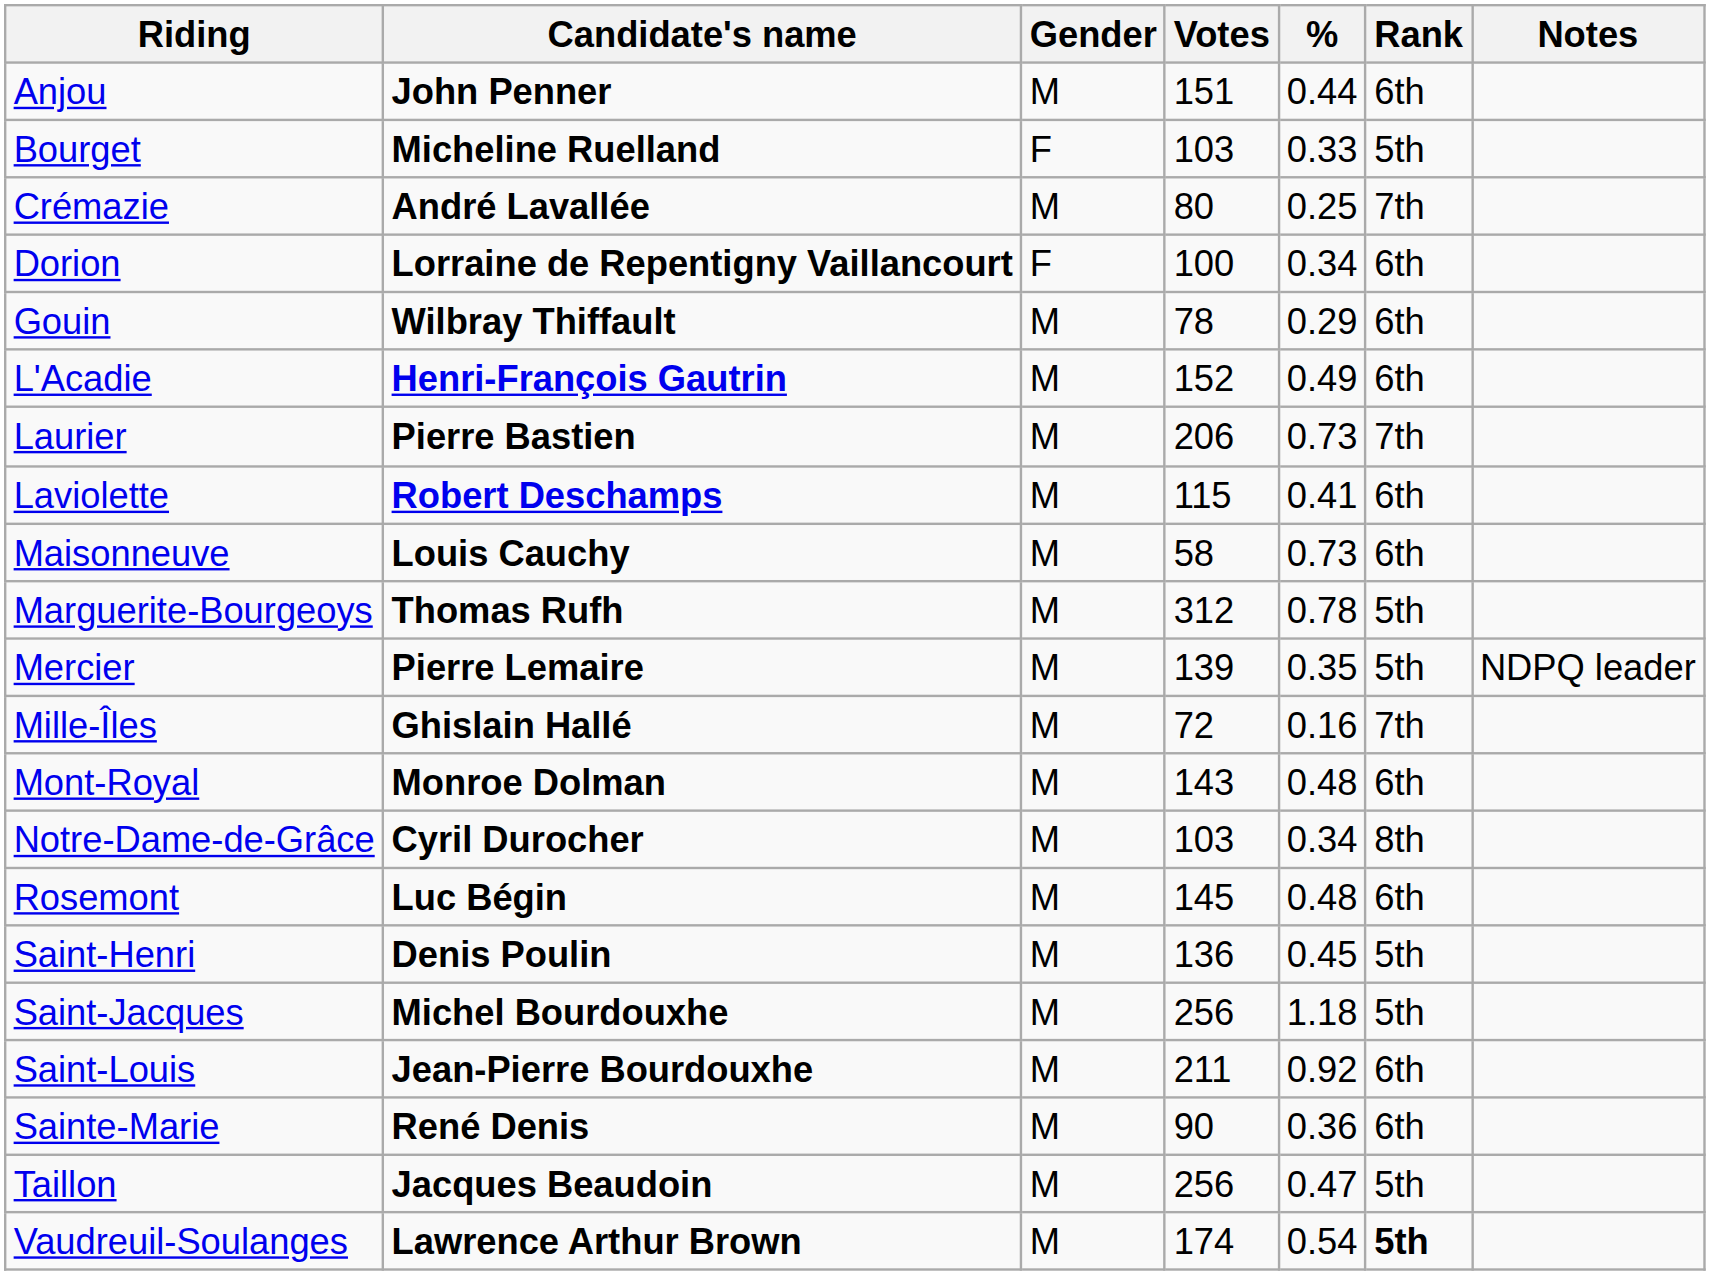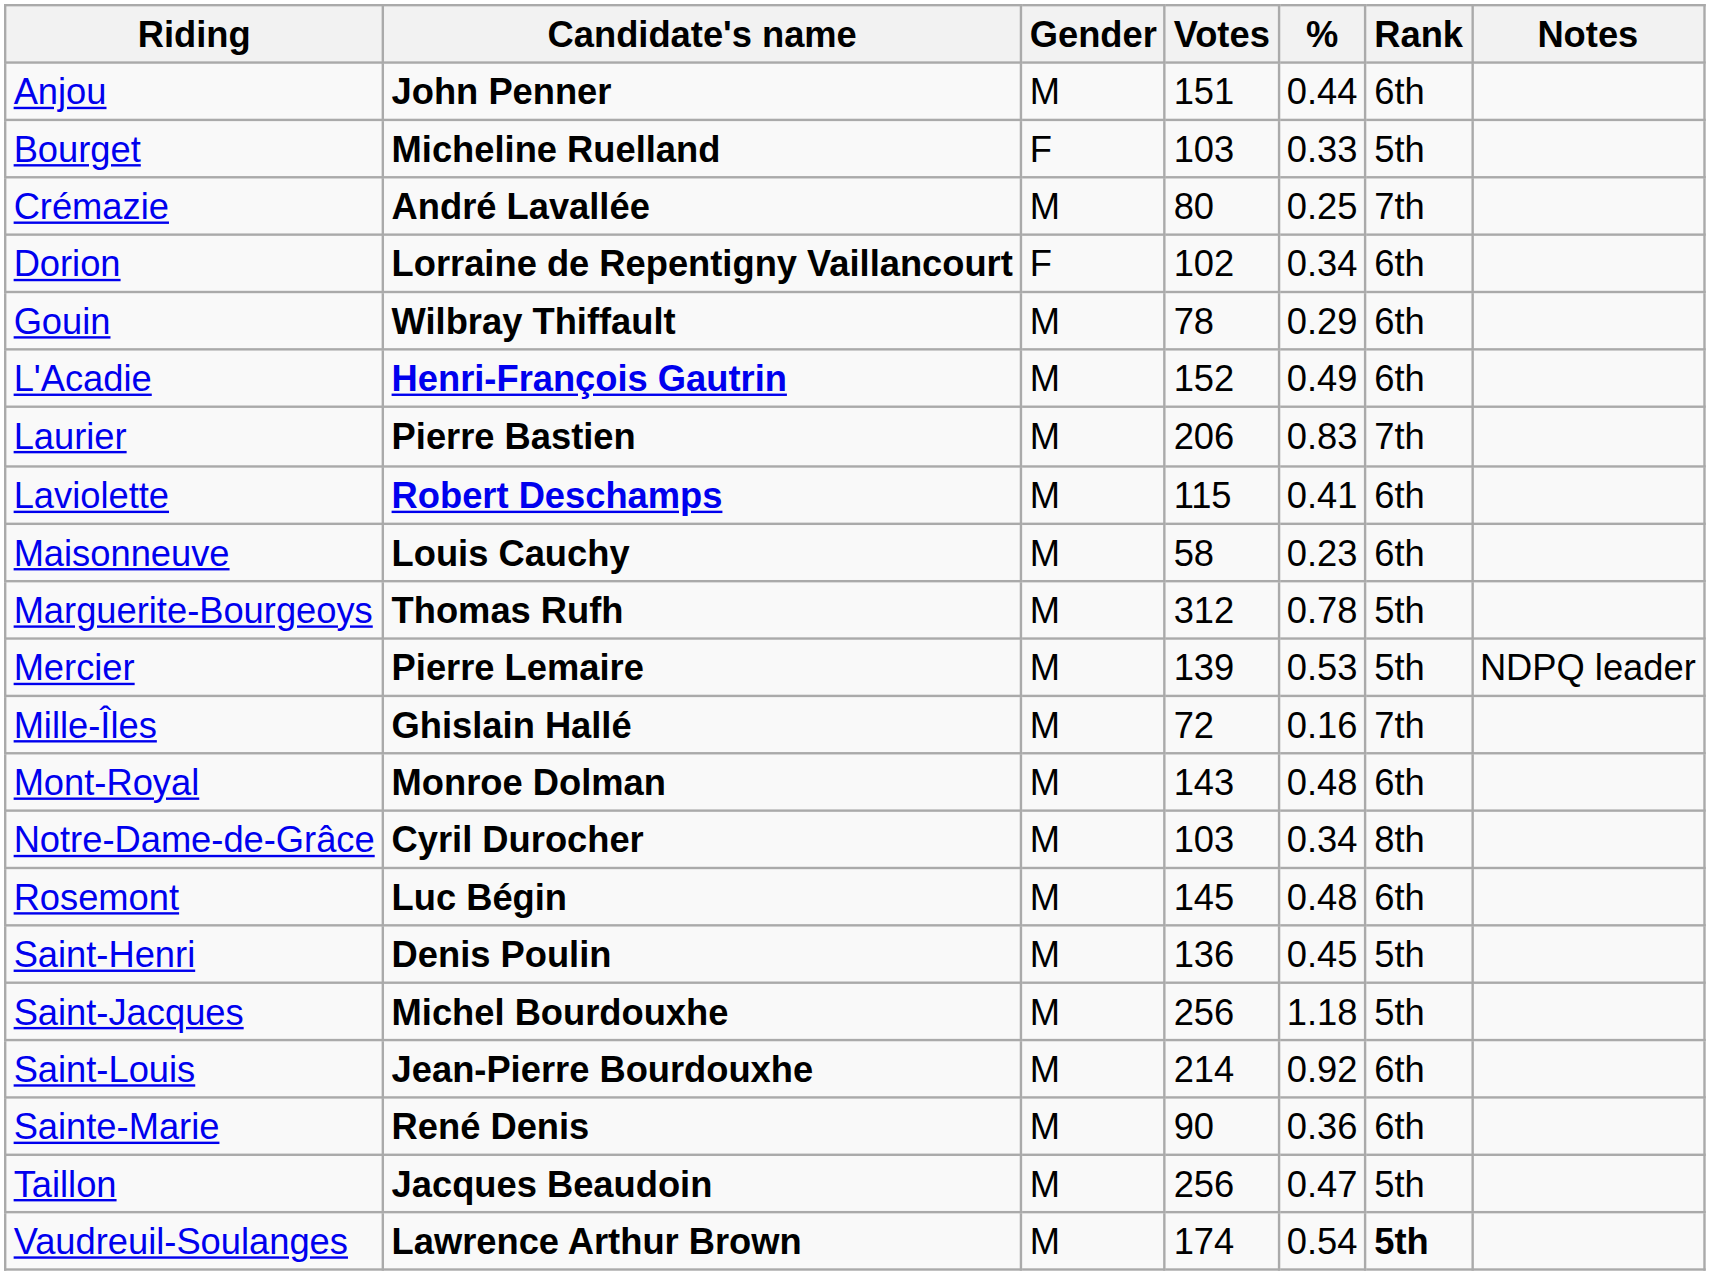(1204, 264) 100 -> (1204, 264) 102
(1322, 437) 0.73 -> (1322, 437) 0.83
(1322, 552) 0.73 -> (1322, 552) 0.23
(1322, 667) 0.35 -> (1322, 667) 0.53
(1203, 1069) 211 -> (1204, 1069) 214
